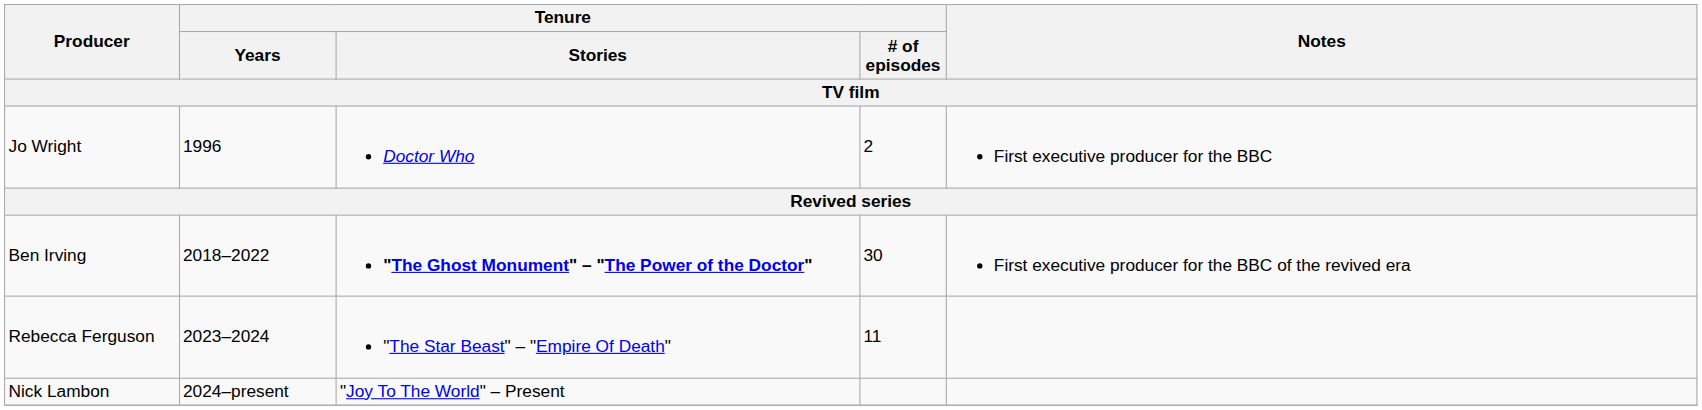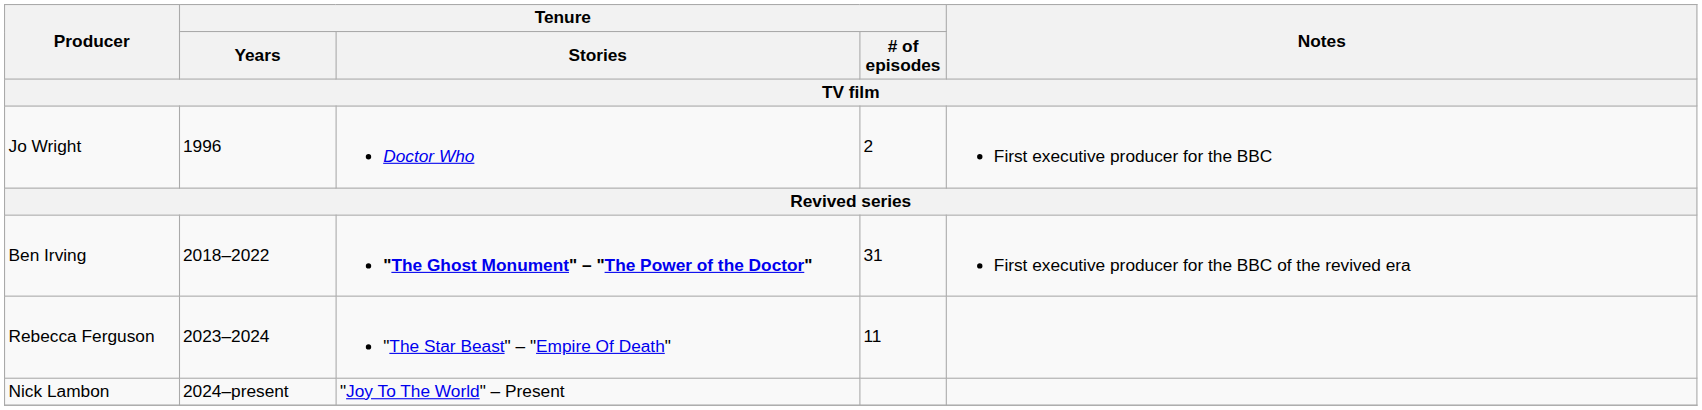(873, 255) 30 -> (873, 255) 31
